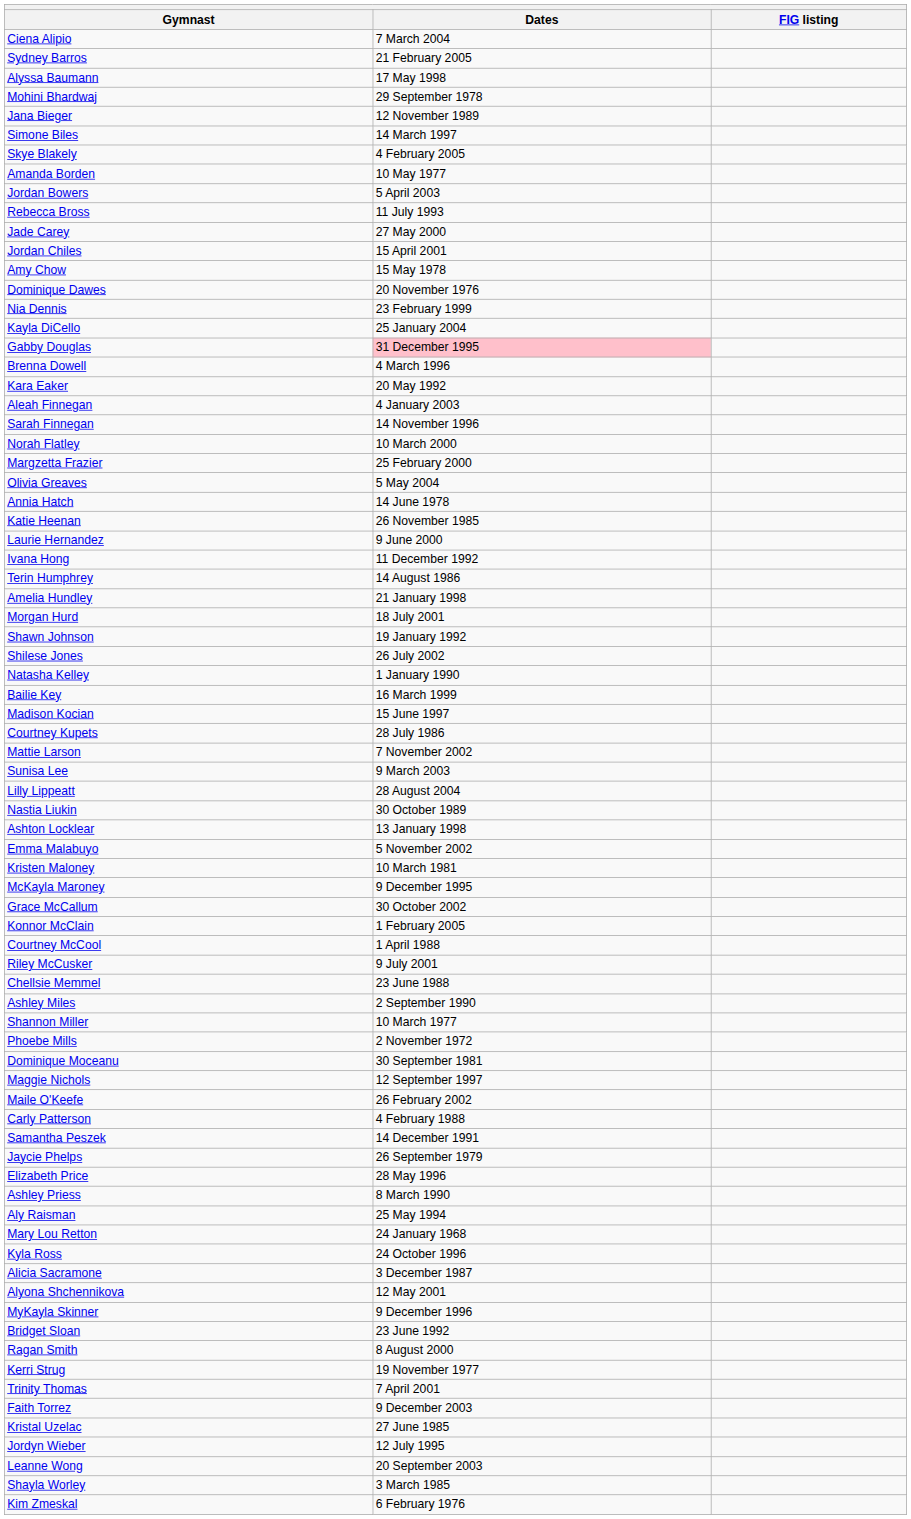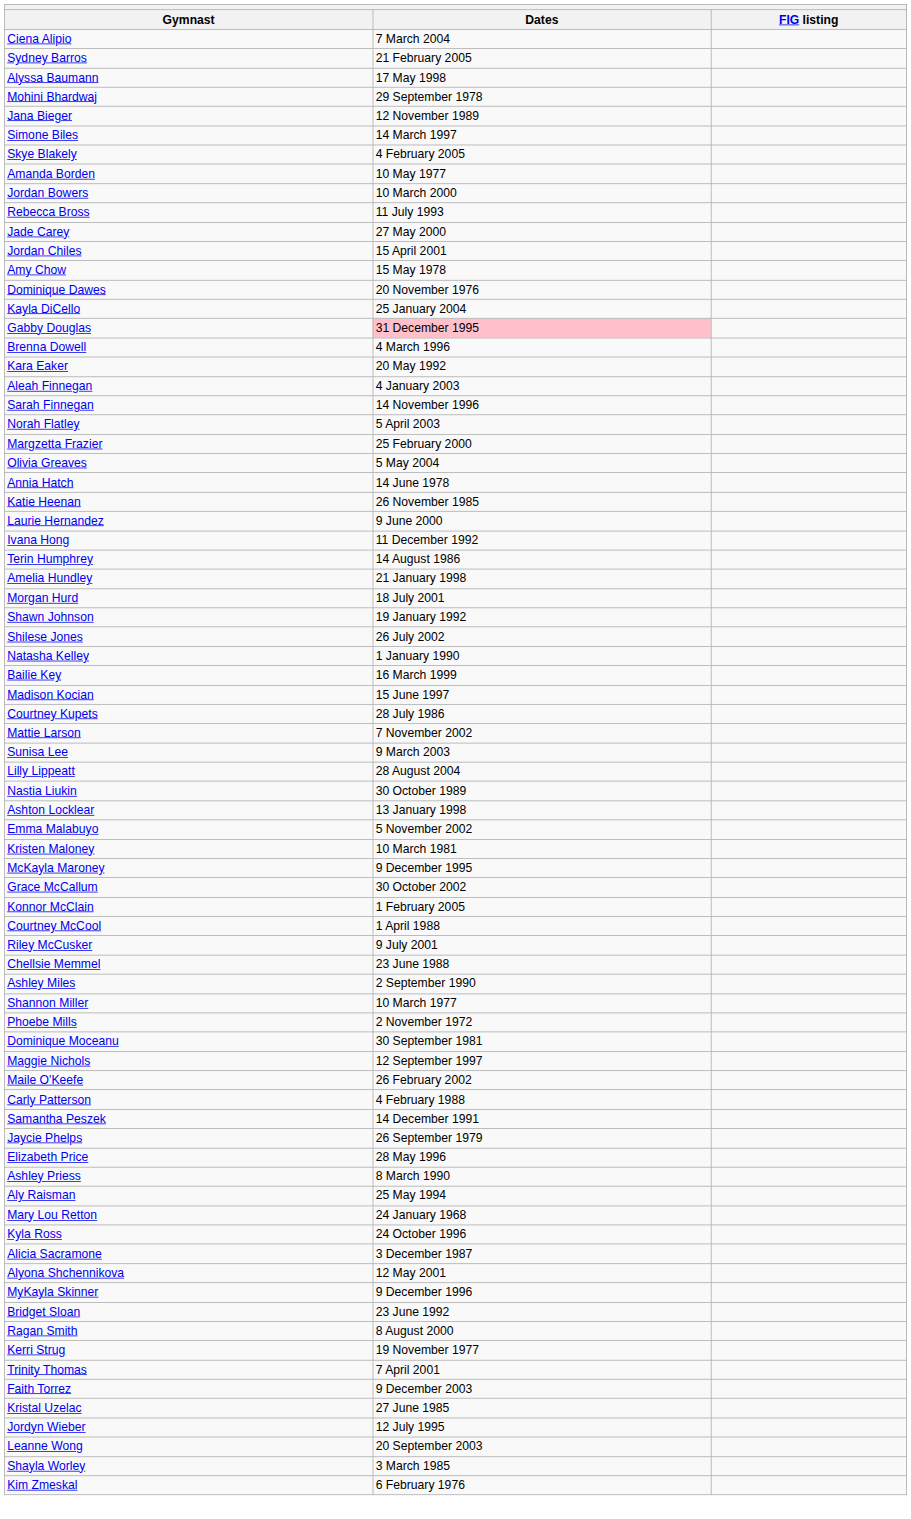(408, 193) 5 April 2003 -> (416, 193) 10 March 2000
- row: (37, 309)
(416, 444) 10 March 2000 -> (408, 424) 5 April 2003
